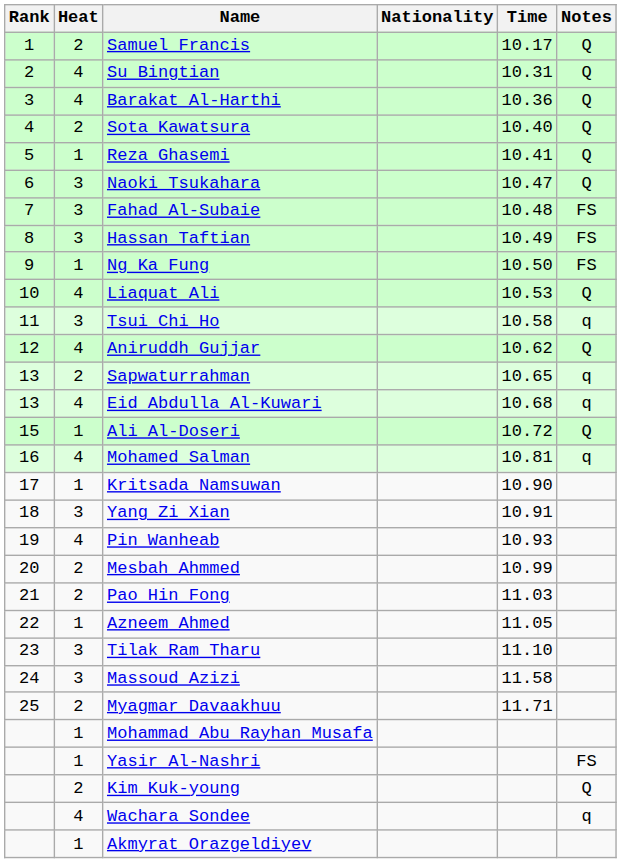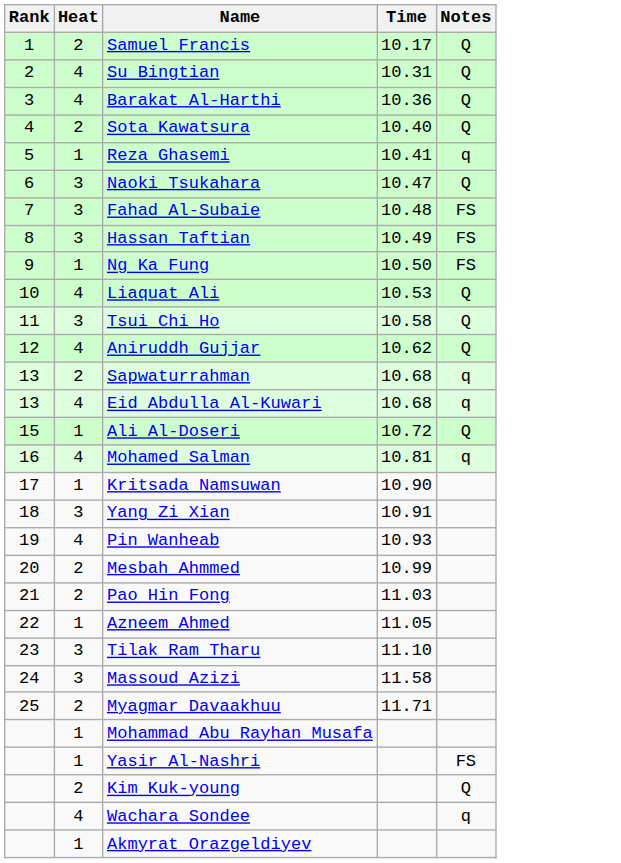- column: (437, 19)
(587, 156) Q -> (466, 156) q
(587, 321) q -> (466, 321) Q
(527, 376) 10.65 -> (407, 376) 10.68
